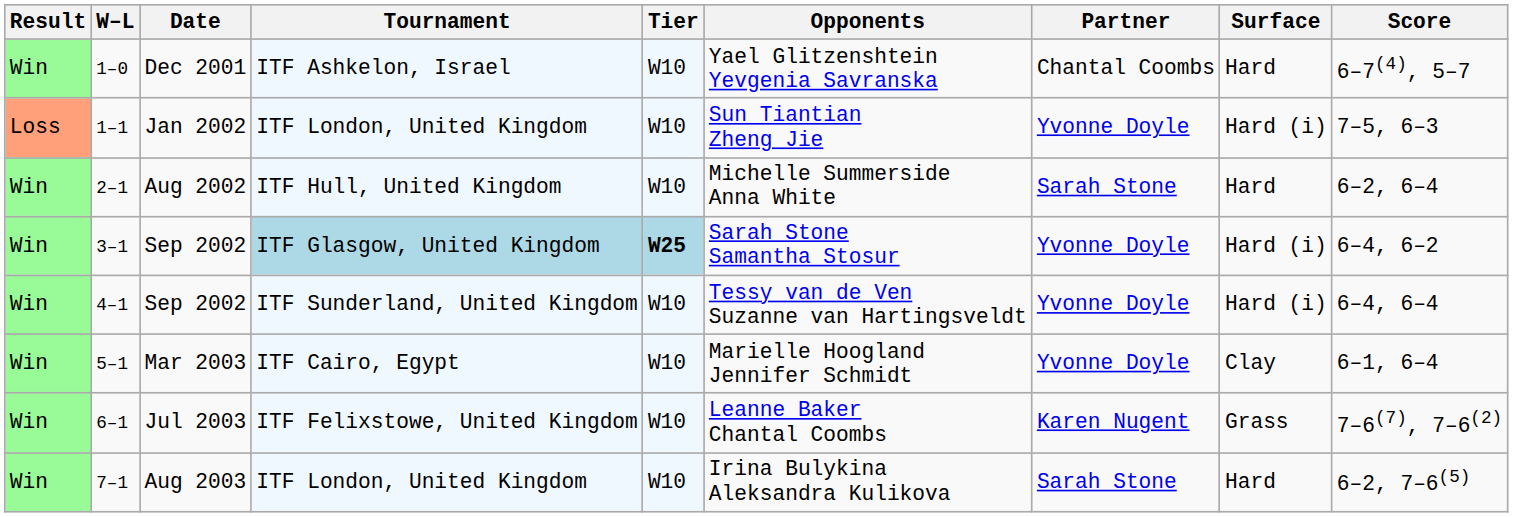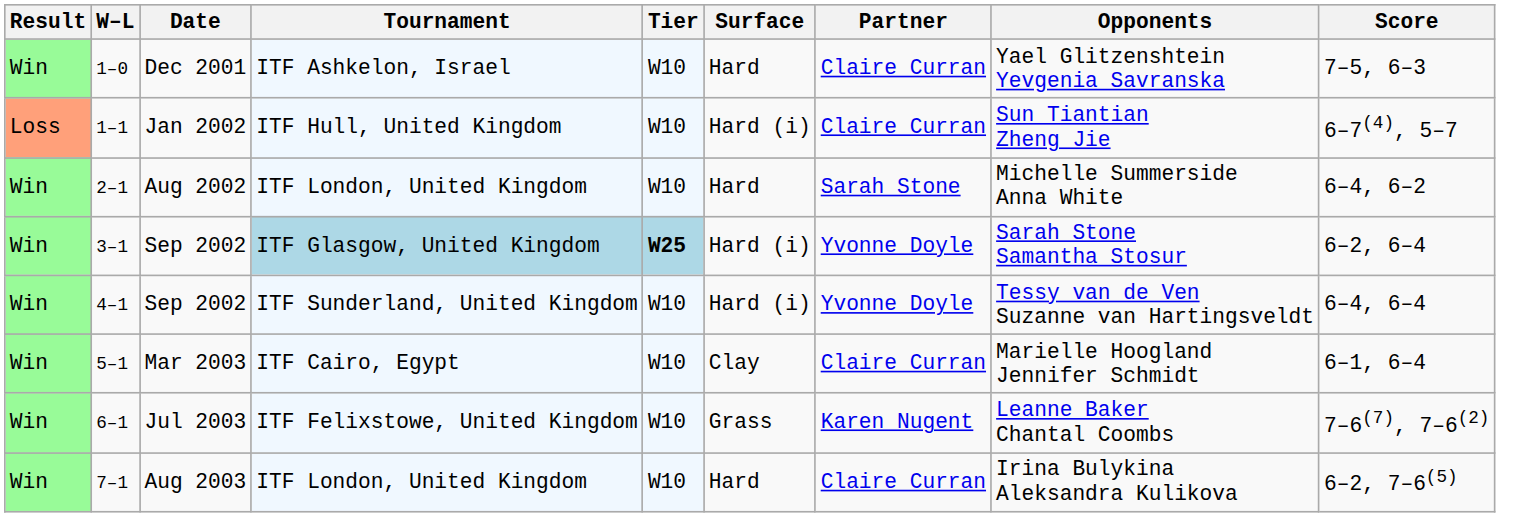columns swapped: (1276, 22) <-> (868, 22)
(1126, 69) Chantal Coombs -> (903, 69) Claire Curran
(1404, 69) 6–7(4), 5–7 -> (1375, 69) 7–5, 6–3
(422, 128) ITF London, United Kingdom -> (409, 128) ITF Hull, United Kingdom
(1113, 128) Yvonne Doyle -> (903, 128) Claire Curran
(1388, 128) 7–5, 6–3 -> (1391, 128) 6–7(4), 5–7
(409, 187) ITF Hull, United Kingdom -> (422, 187) ITF London, United Kingdom
(1388, 187) 6–2, 6–4 -> (1375, 187) 6–4, 6–2
(1388, 246) 6–4, 6–2 -> (1375, 246) 6–2, 6–4
(1113, 364) Yvonne Doyle -> (903, 364) Claire Curran
(1107, 482) Sarah Stone -> (903, 482) Claire Curran
